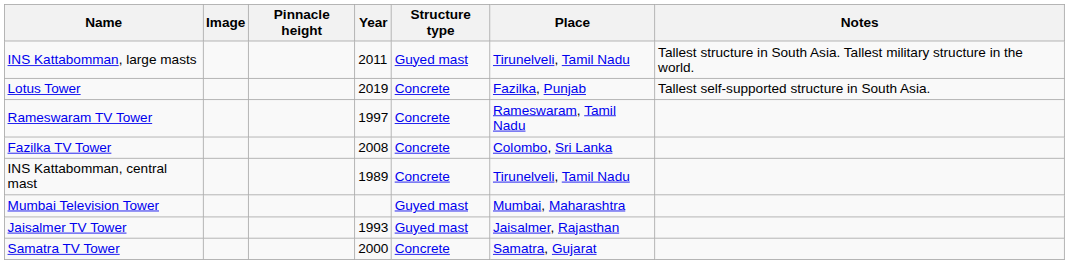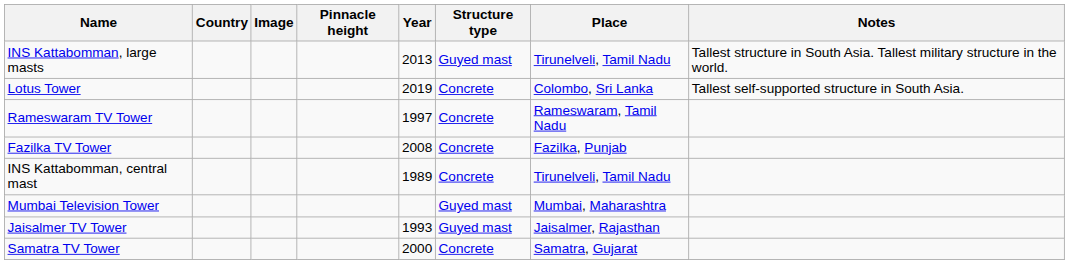+ column: (222, 22)
(373, 59) 2011 -> (417, 59) 2013
(539, 89) Fazilka, Punjab -> (593, 89) Colombo, Sri Lanka
(553, 147) Colombo, Sri Lanka -> (580, 147) Fazilka, Punjab
